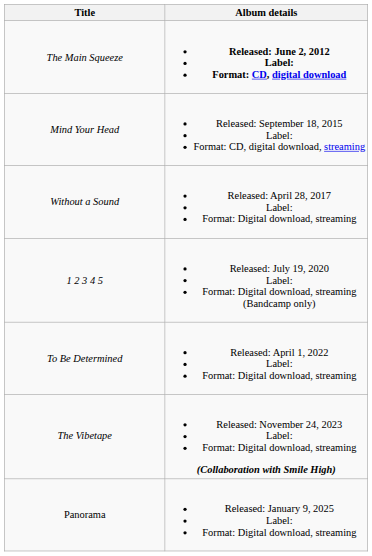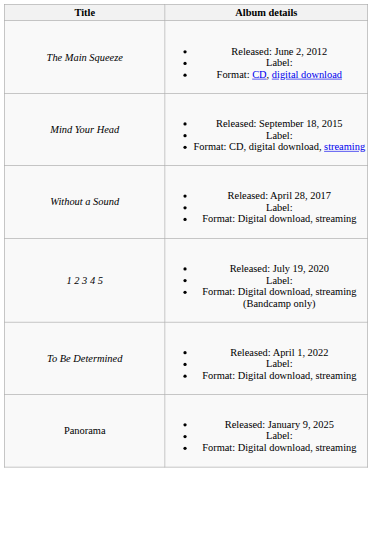(266, 63) bold -> (266, 63) normal
- row: (85, 436)
